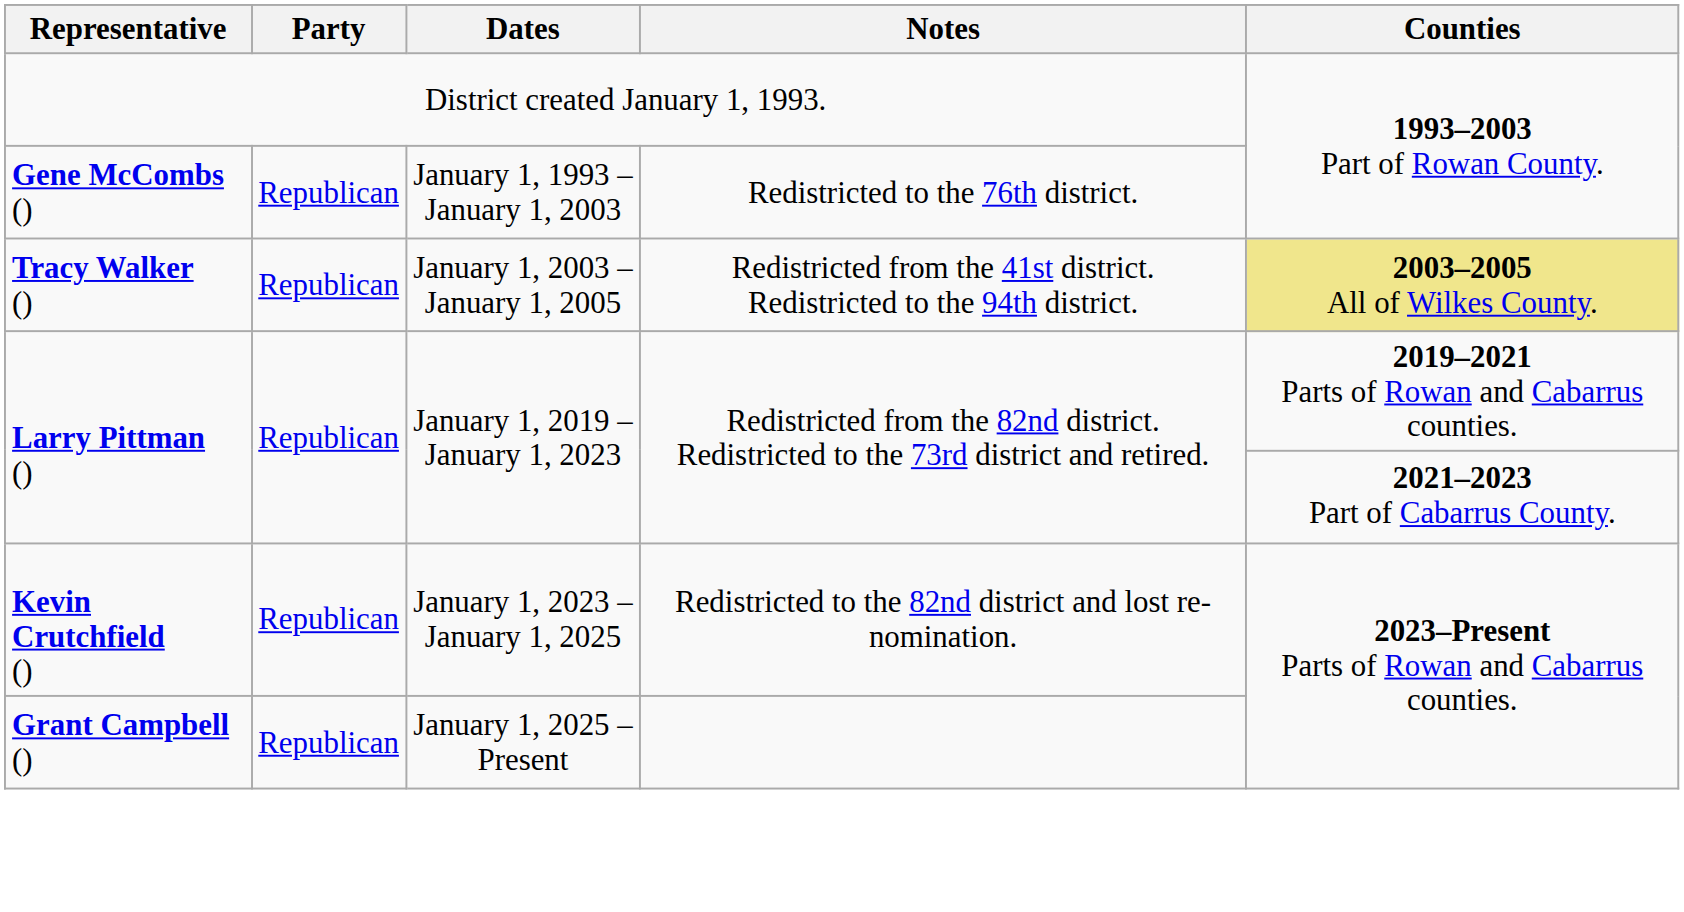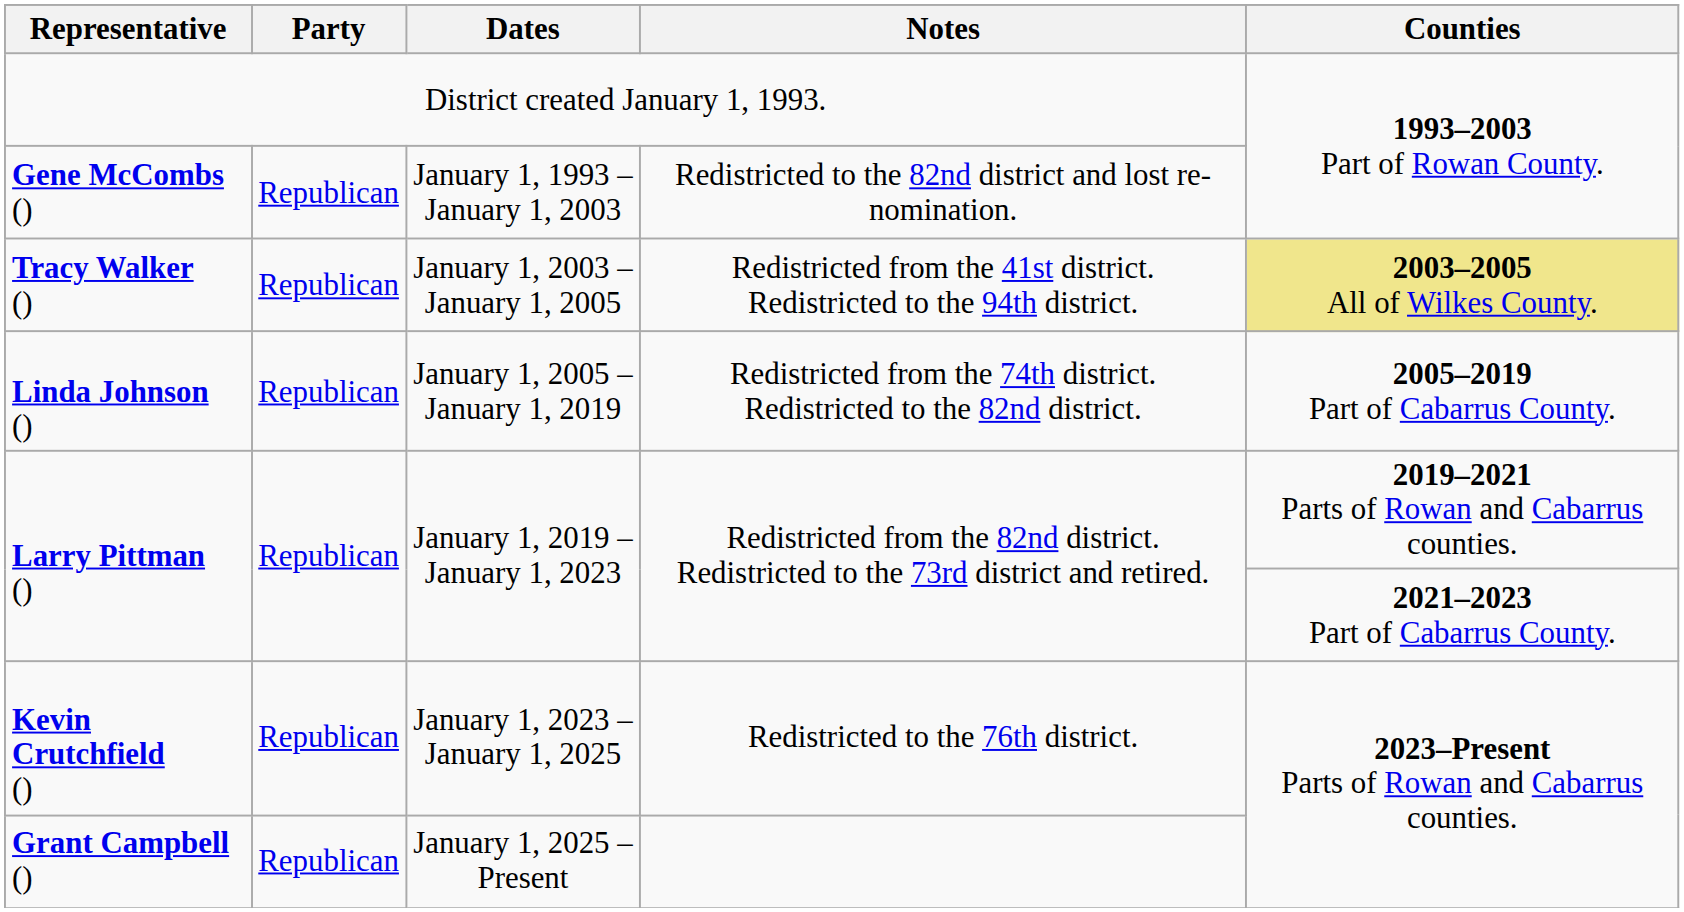(943, 192) Redistricted to the 76th district. -> (943, 192) Redistricted to the 82nd district and lost re-nomination.
+ row: (110, 407)
(943, 619) Redistricted to the 82nd district and lost re-nomination. -> (943, 737) Redistricted to the 76th district.
